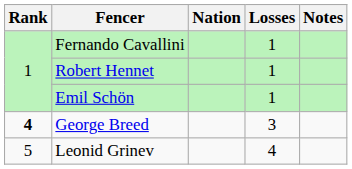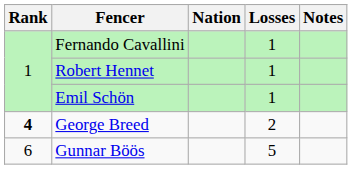(272, 124) 3 -> (272, 124) 2
- row: (105, 151)
+ row: (100, 151)
